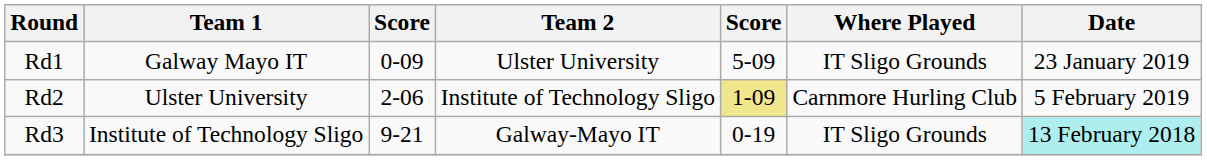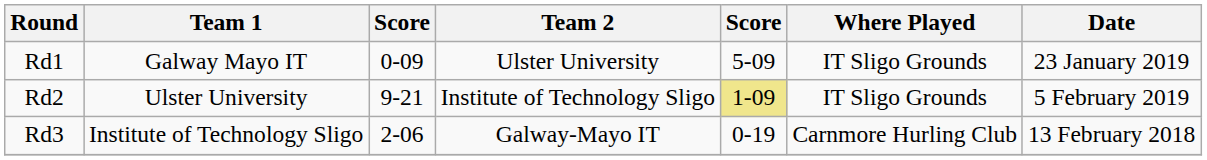(402, 97) 2-06 -> (402, 97) 9-21
(905, 97) Carnmore Hurling Club -> (905, 97) IT Sligo Grounds
(402, 135) 9-21 -> (402, 135) 2-06
(905, 135) IT Sligo Grounds -> (905, 135) Carnmore Hurling Club
(1112, 135) paleturquoise background -> (1112, 135) no background
